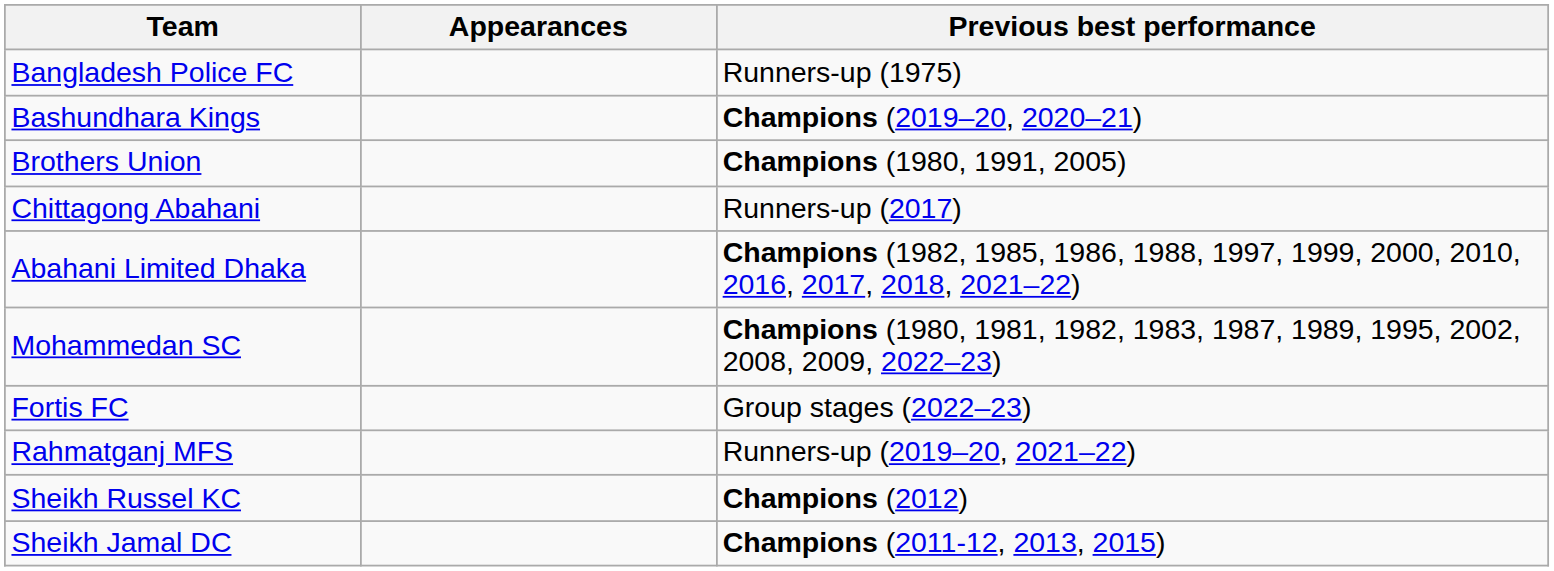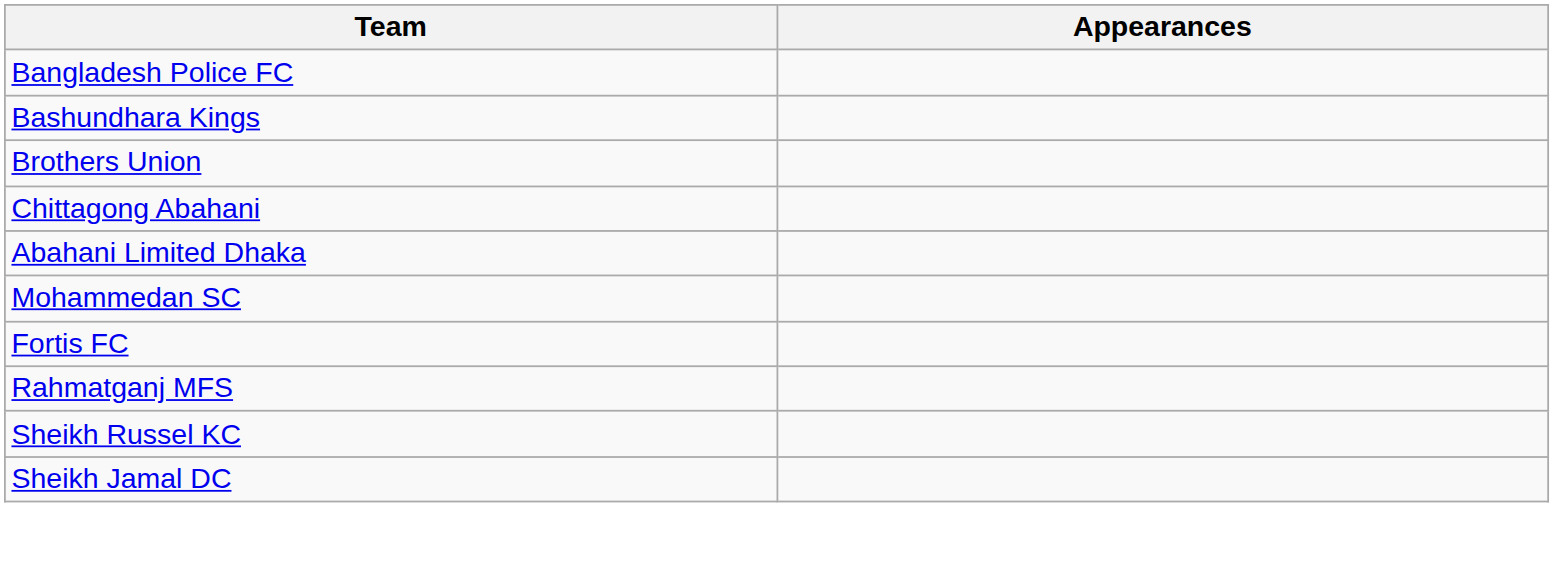- column: (1132, 27)
